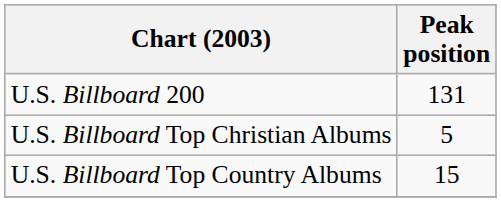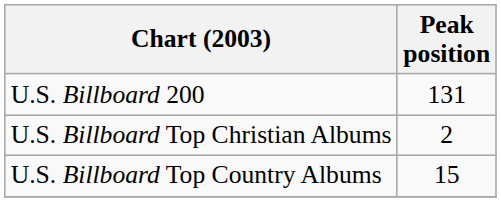(447, 134) 5 -> (447, 134) 2
